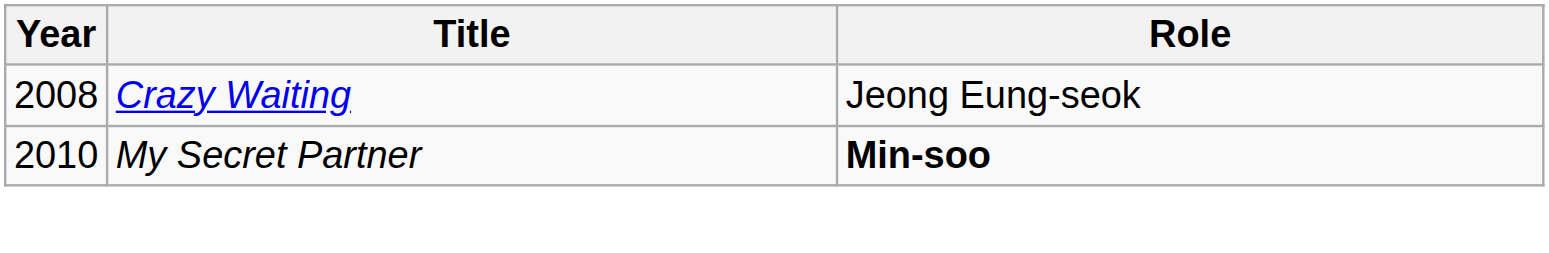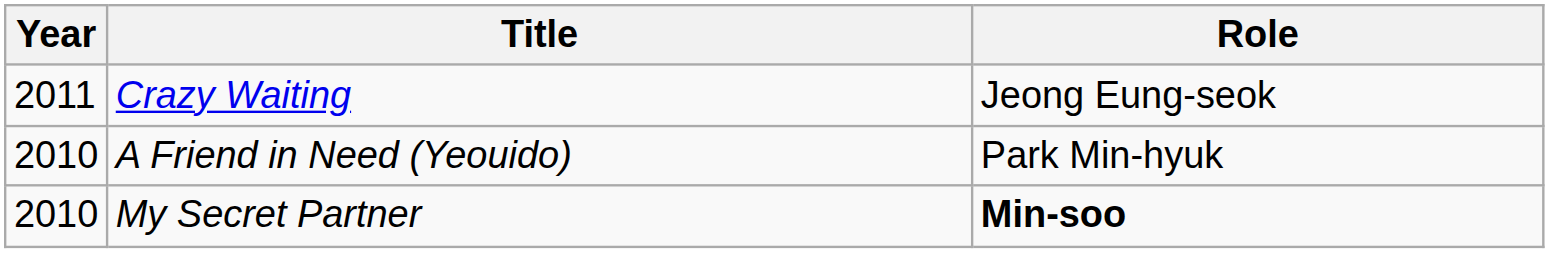(56, 94) 2008 -> (55, 94) 2011
+ row: (344, 154)
